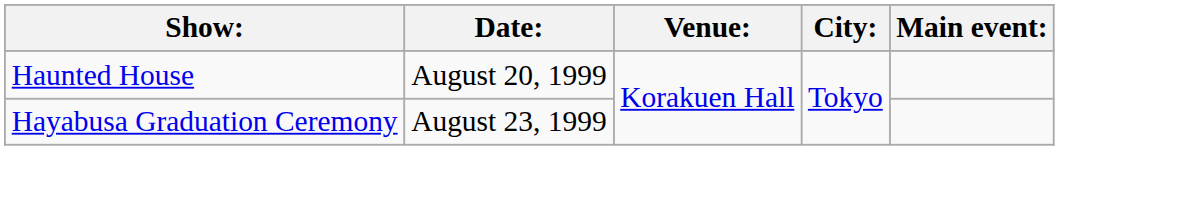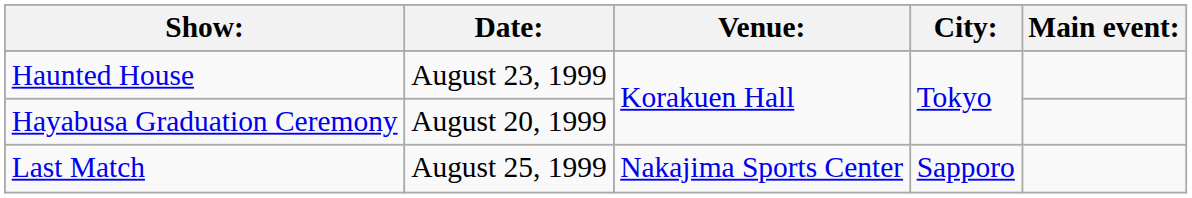(509, 74) August 20, 1999 -> (509, 74) August 23, 1999
(509, 121) August 23, 1999 -> (509, 121) August 20, 1999
+ row: (78, 167)
